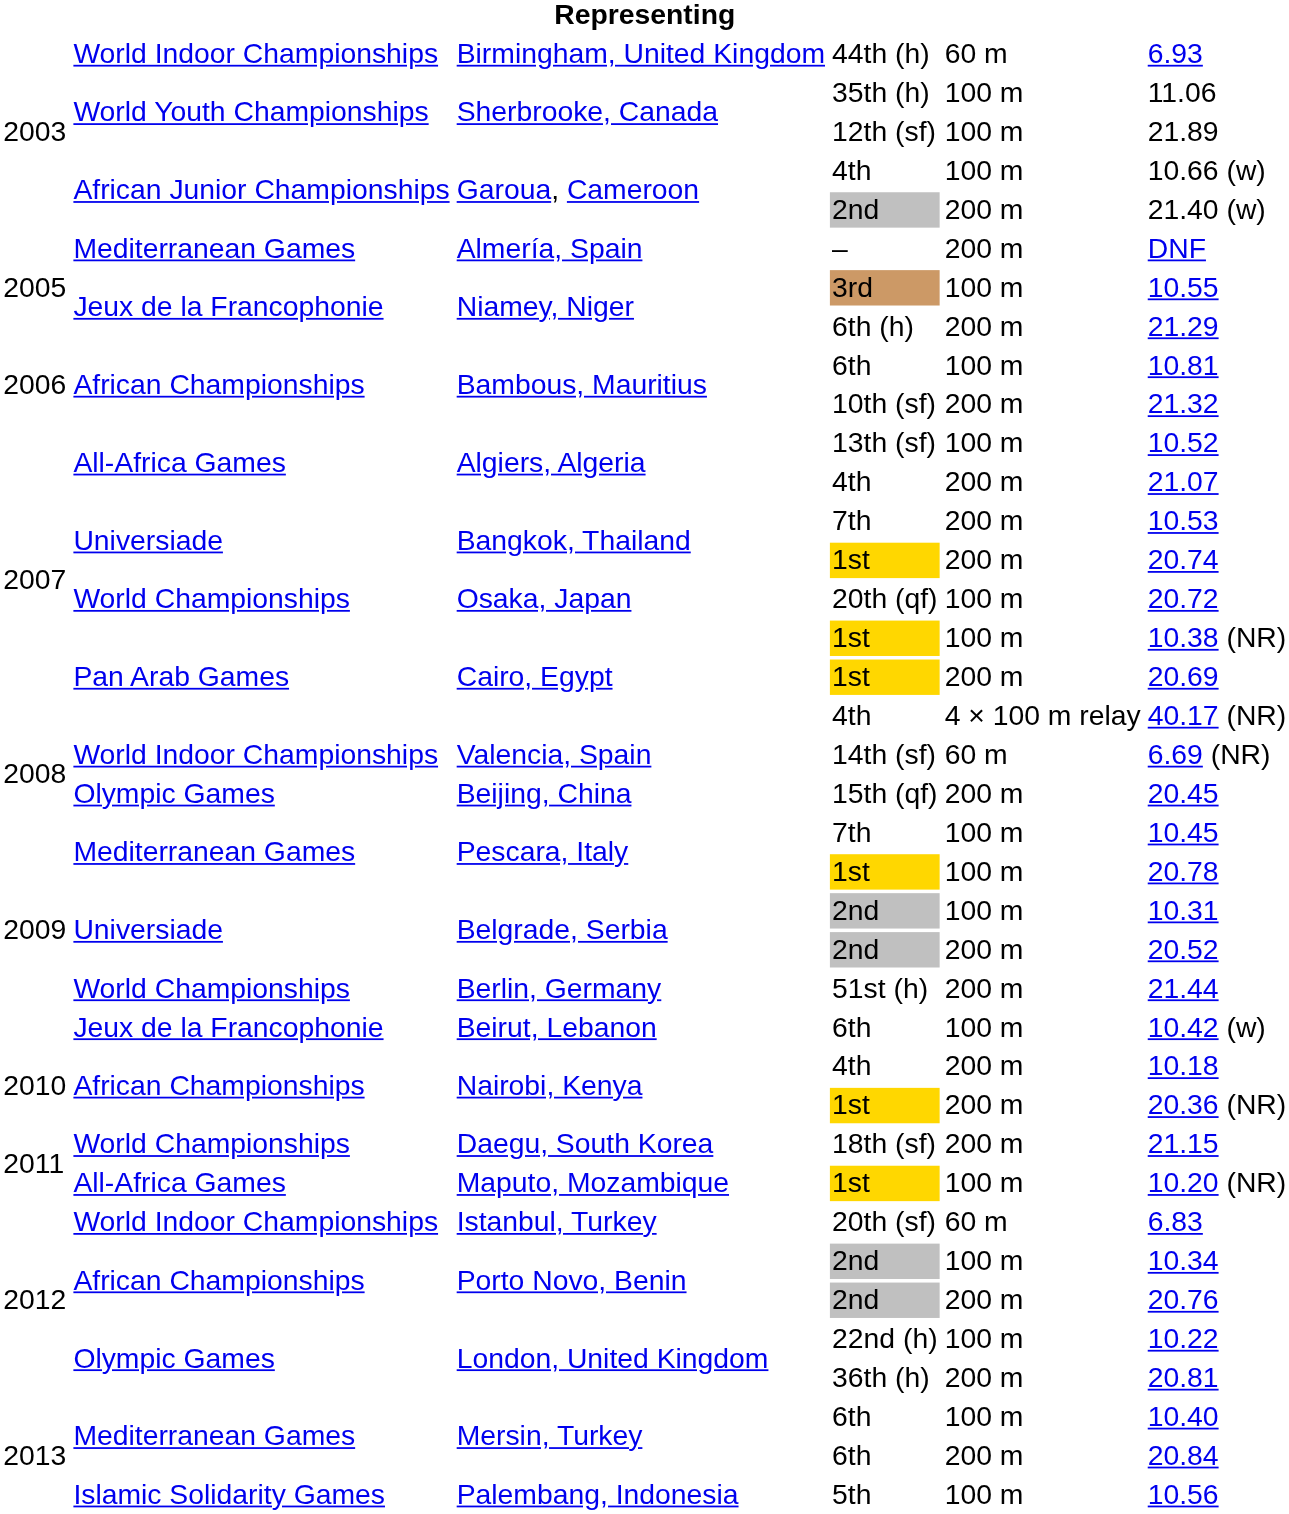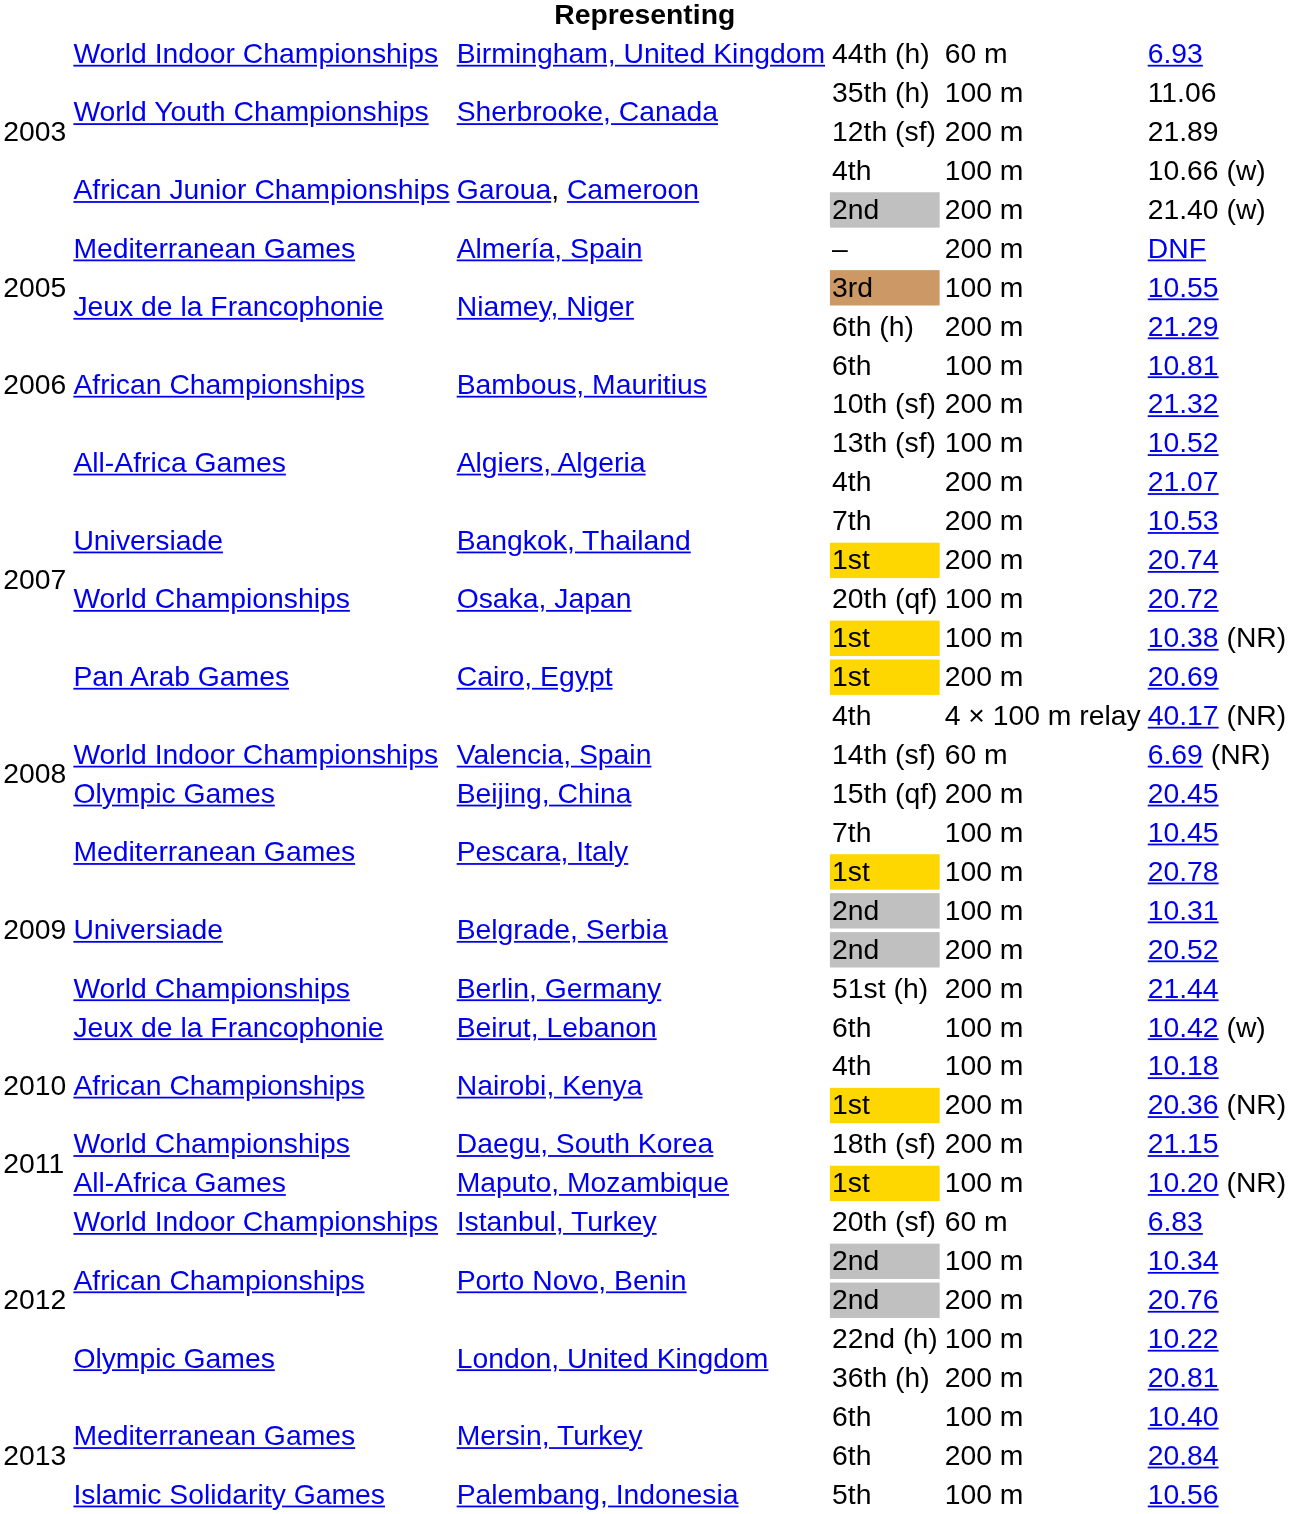(984, 131) 100 m -> (984, 131) 200 m
(984, 1066) 200 m -> (984, 1066) 100 m
